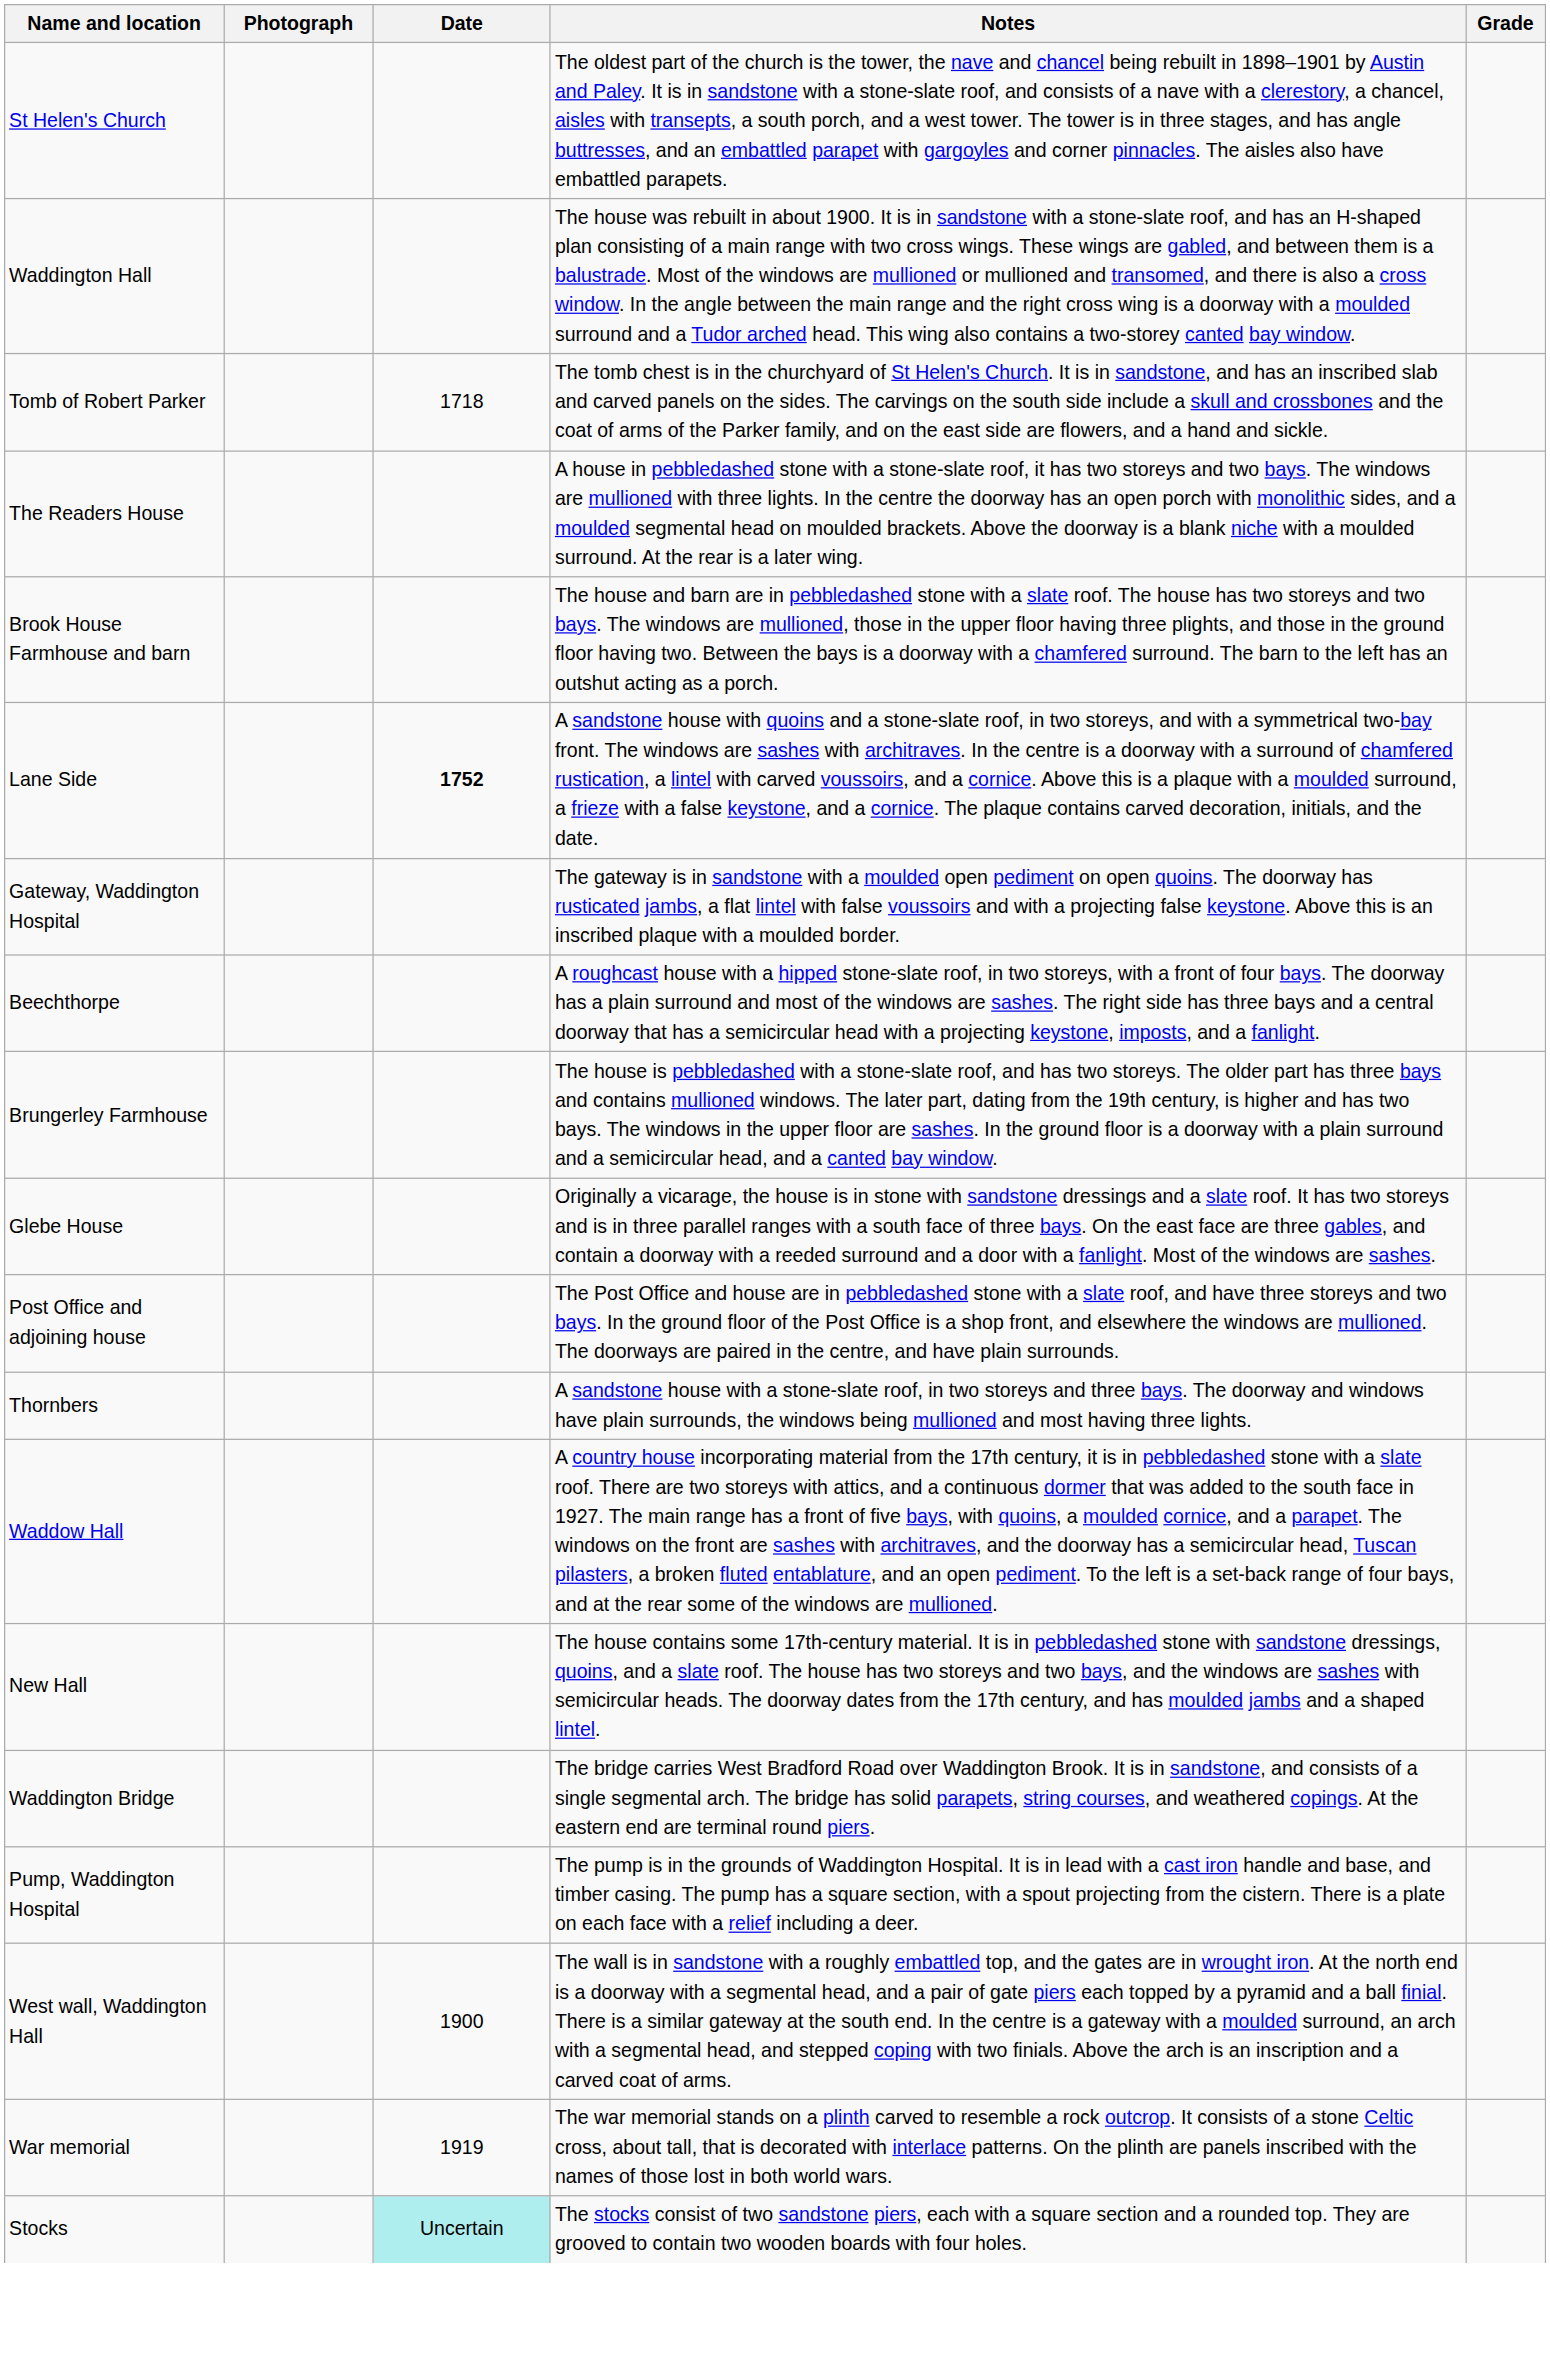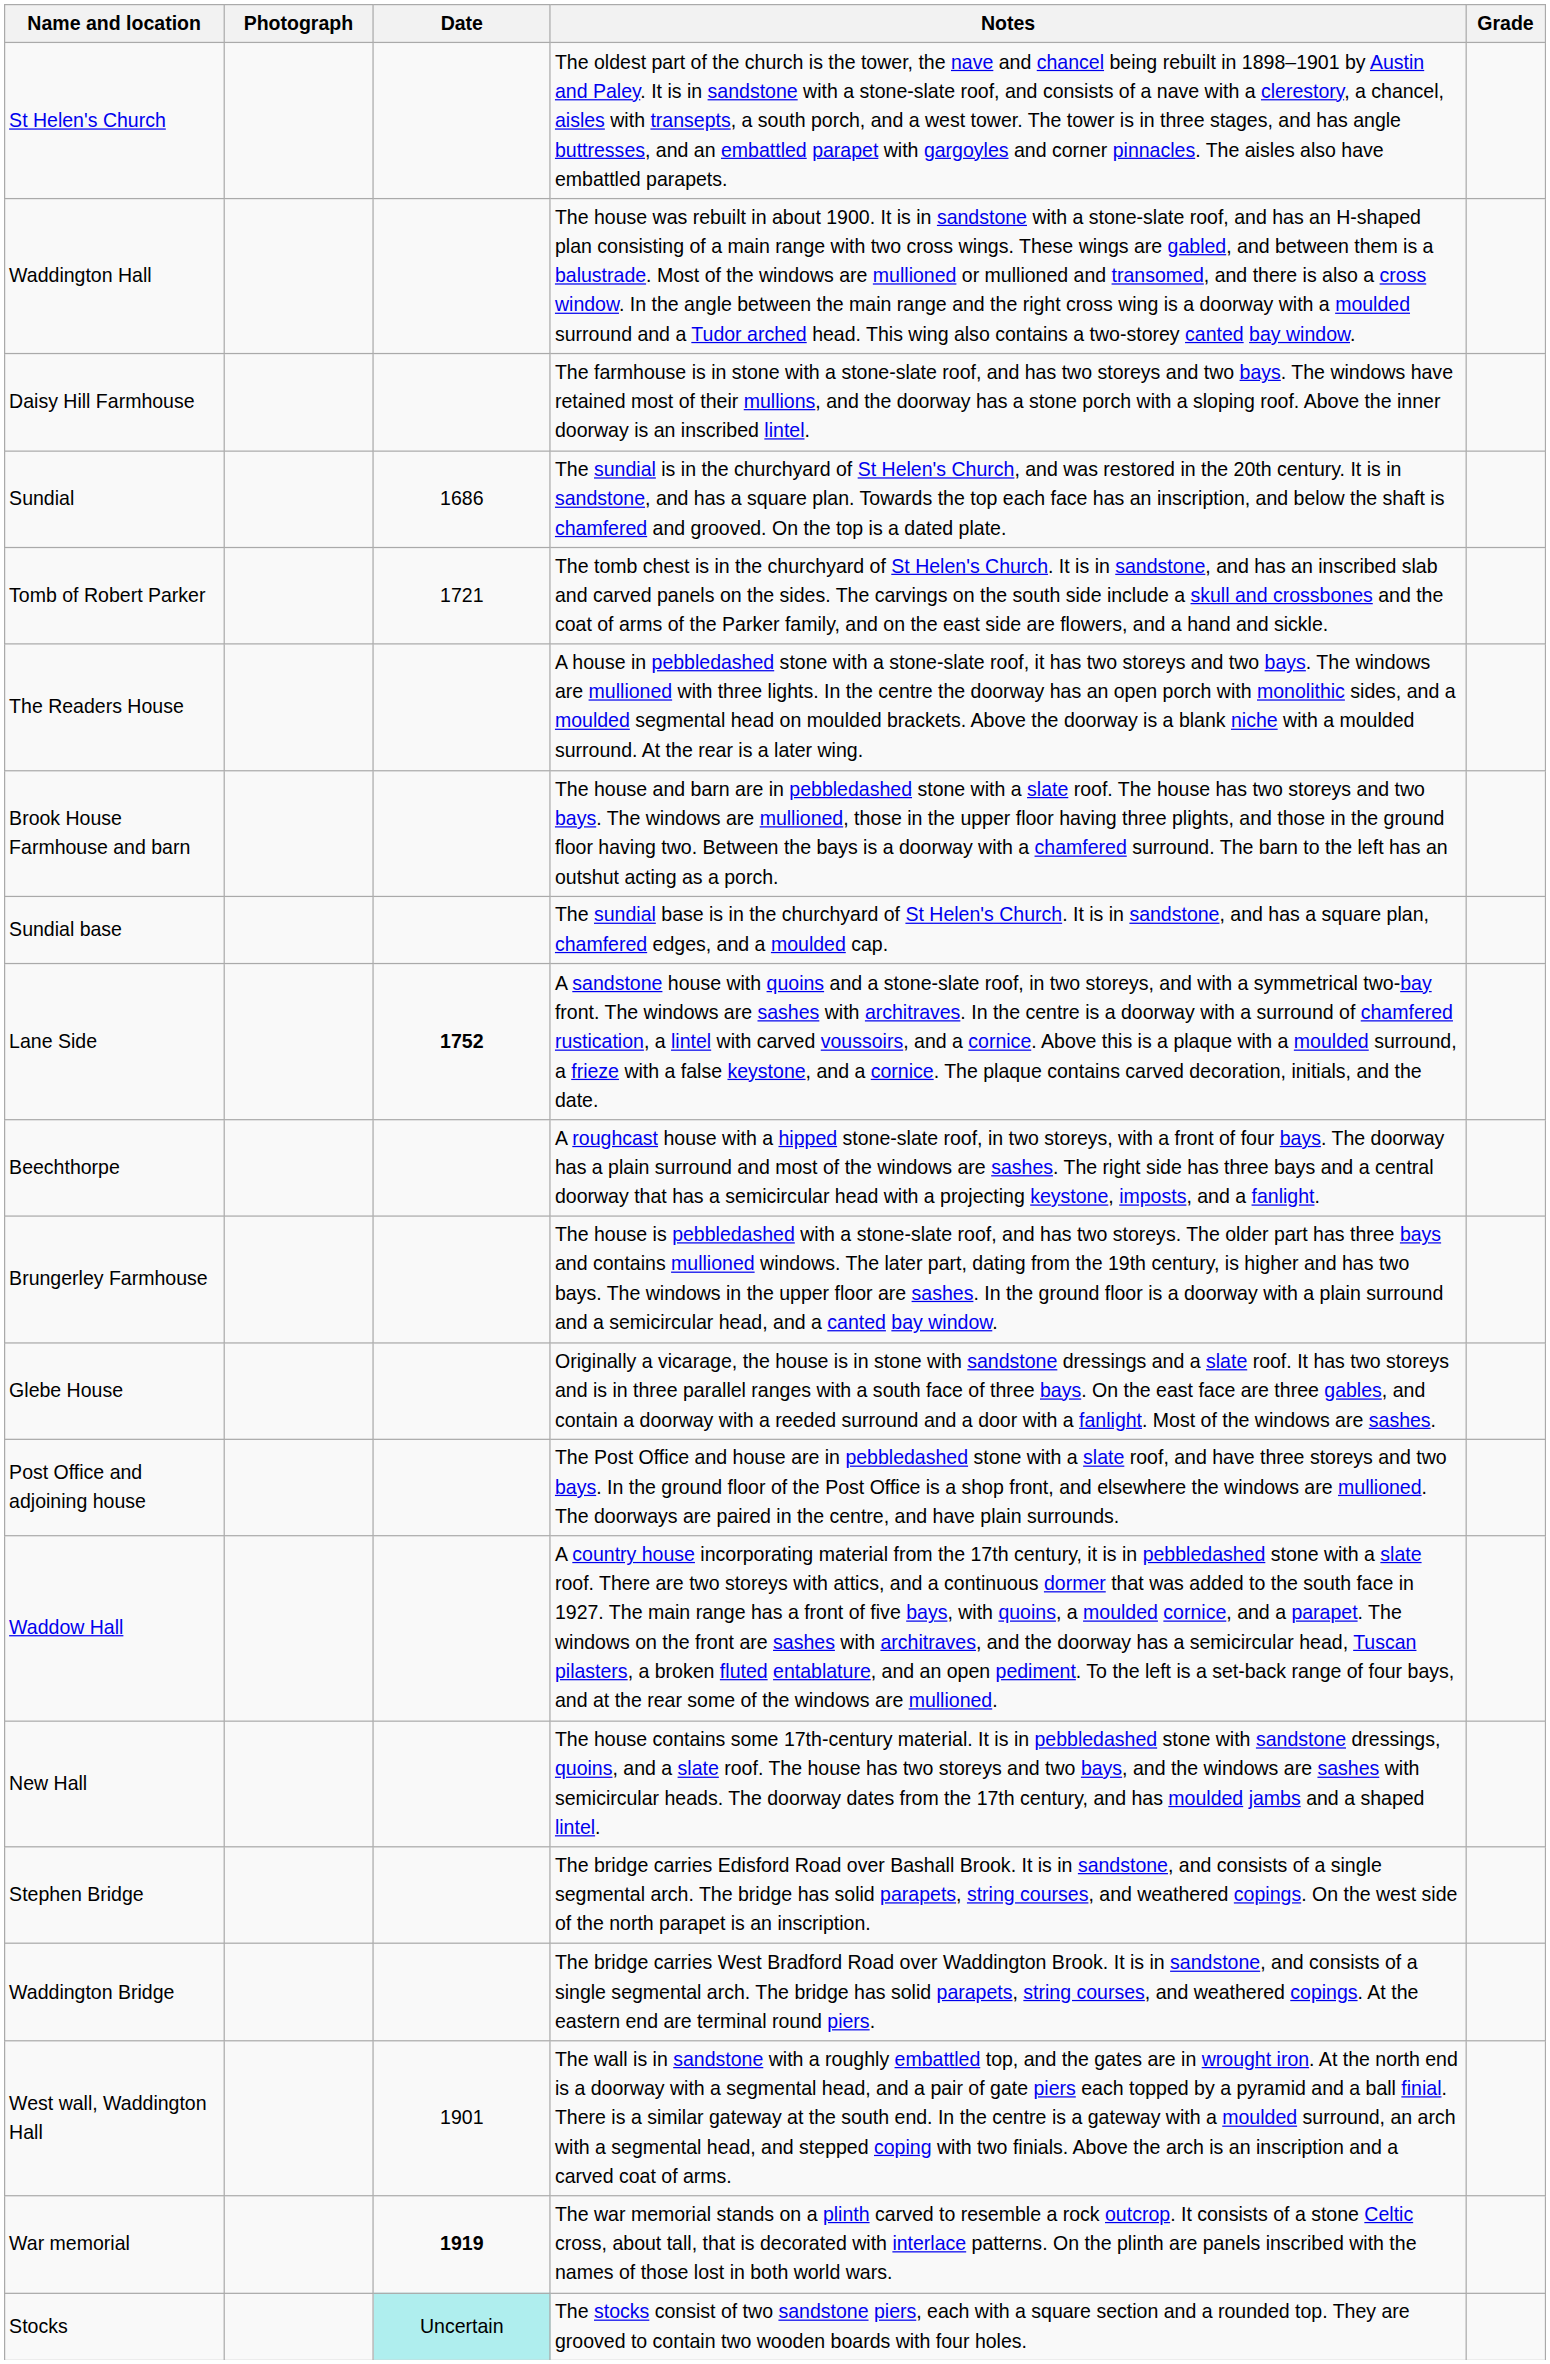+ row: (102, 401)
+ row: (42, 498)
(462, 401) 1718 -> (462, 595) 1721
+ row: (66, 930)
- row: (104, 906)
- row: (54, 1405)
+ row: (76, 1895)
- row: (92, 1895)
(462, 2021) 1900 -> (462, 2118) 1901
(462, 2147) normal -> (462, 2244) bold
